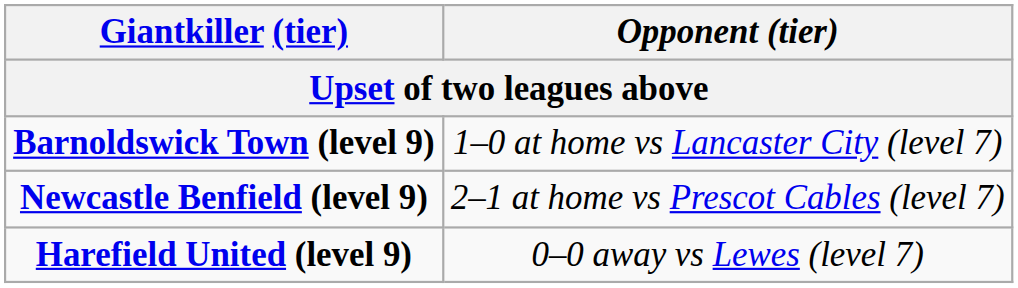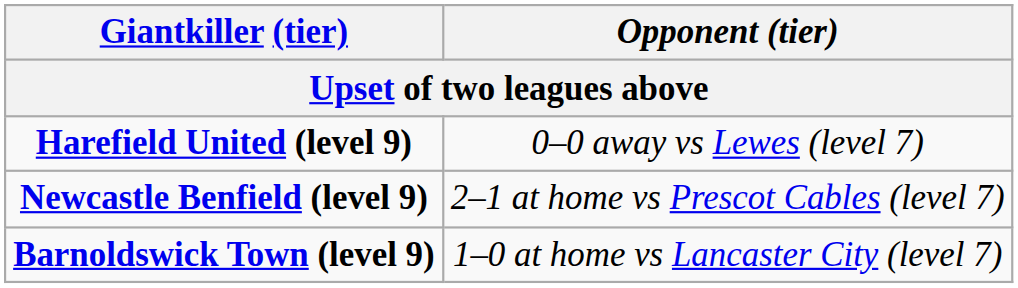rows swapped: (224, 142) <-> (224, 253)
